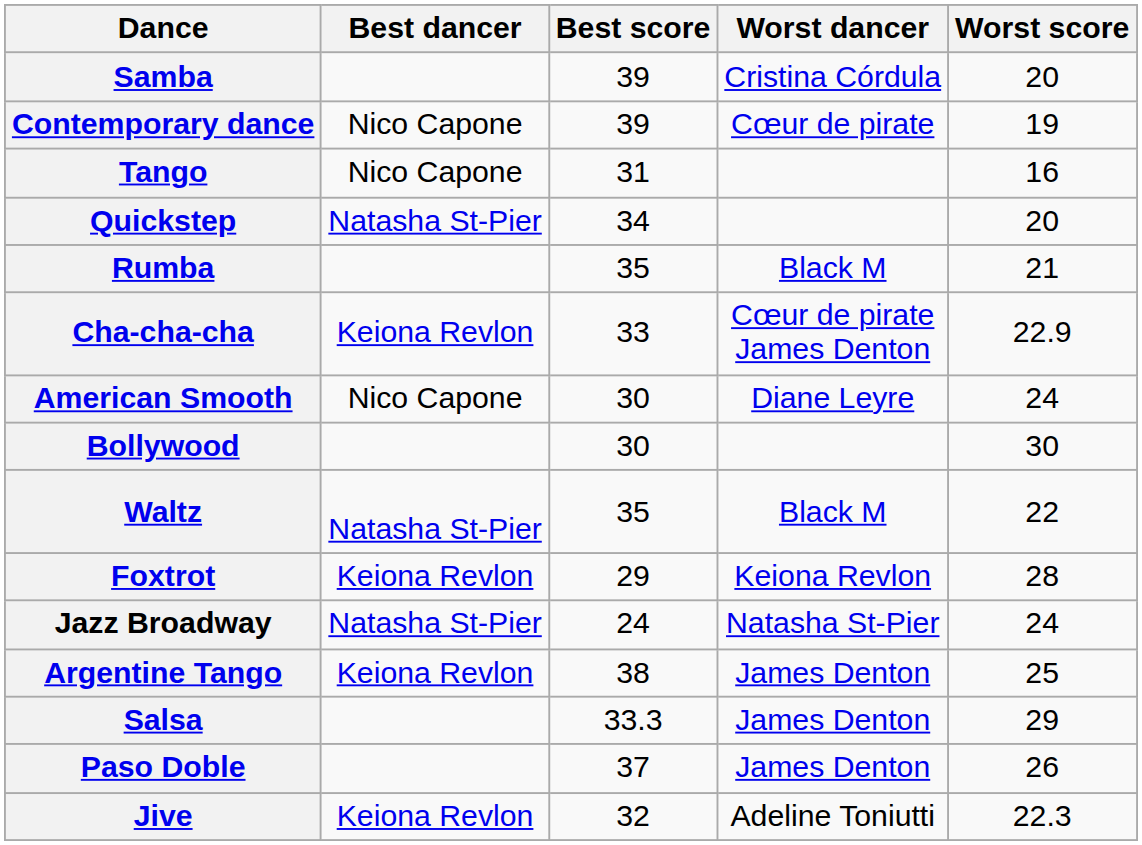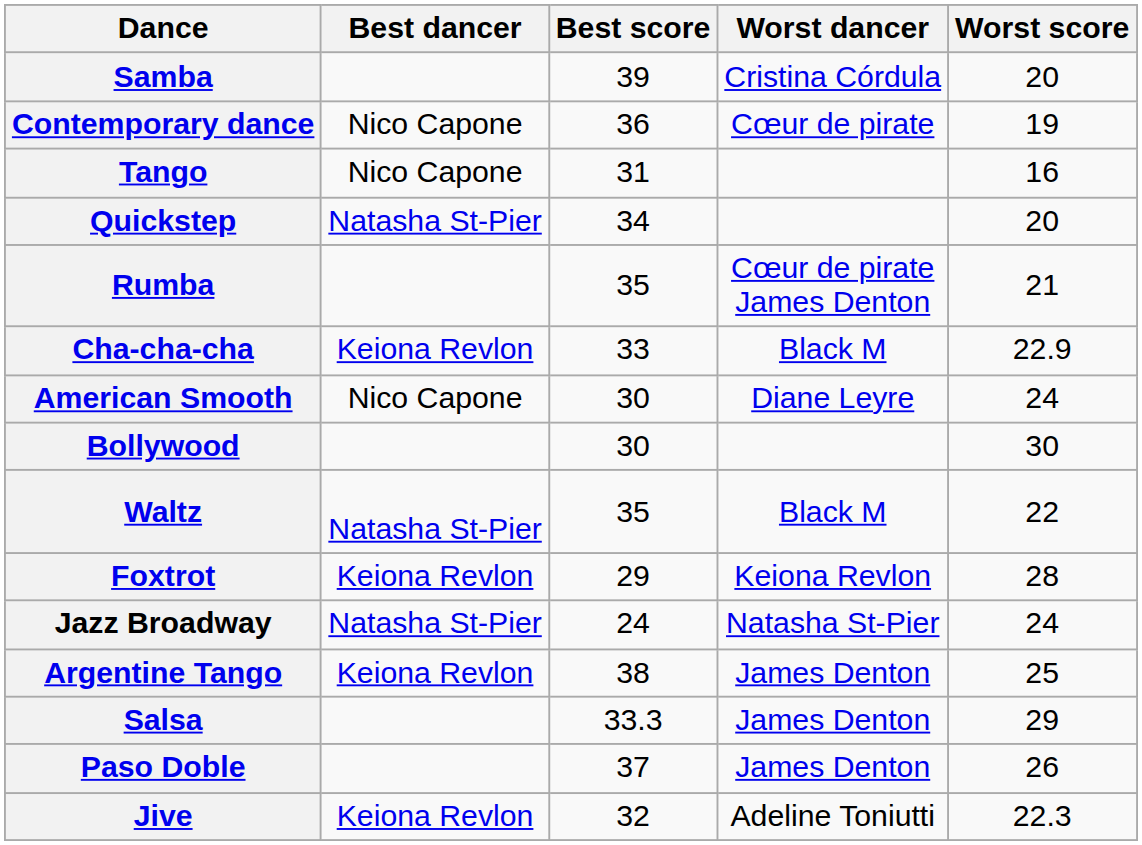(633, 124) 39 -> (633, 124) 36
(833, 268) Black M -> (833, 285) Cœur de pirate James Denton
(833, 333) Cœur de pirate James Denton -> (833, 350) Black M
